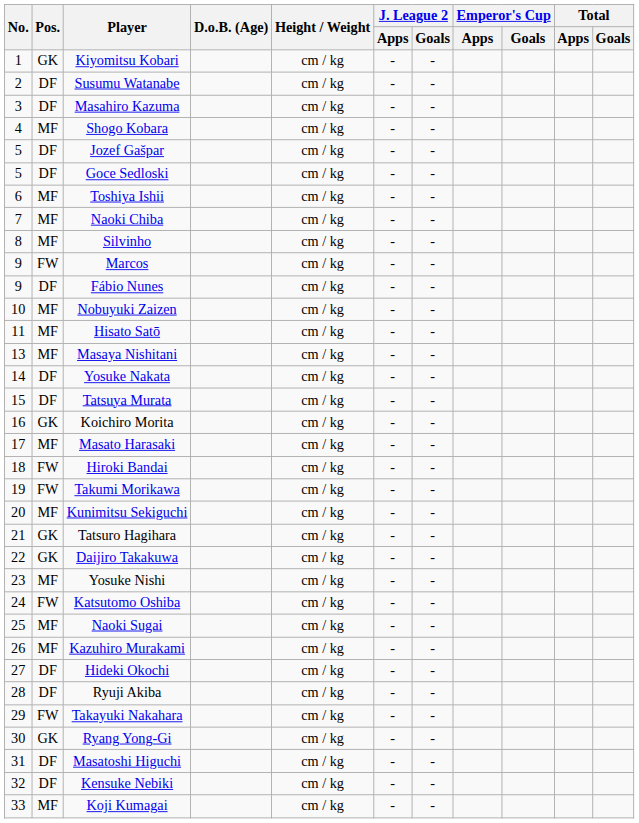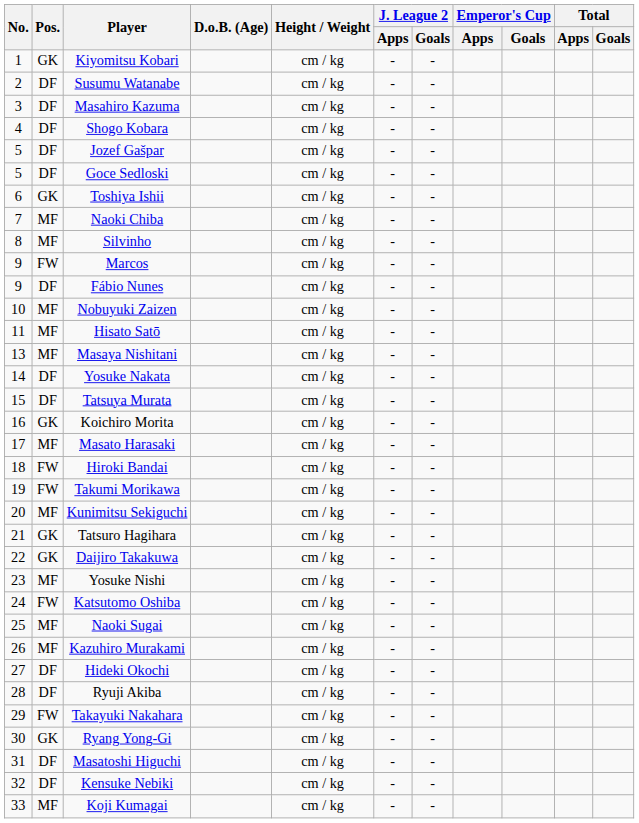(48, 128) MF -> (48, 128) DF
(48, 196) MF -> (48, 196) GK
